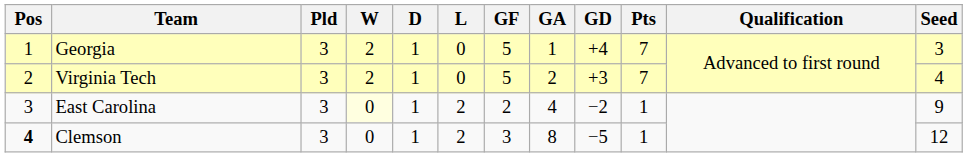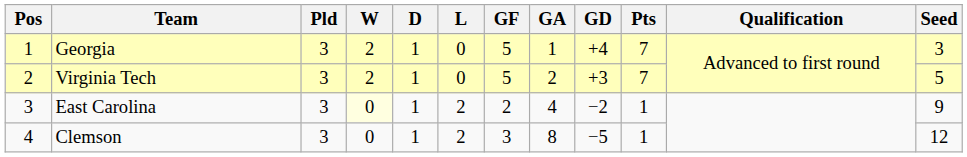(939, 78) 4 -> (939, 78) 5
(28, 136) bold -> (28, 136) normal
